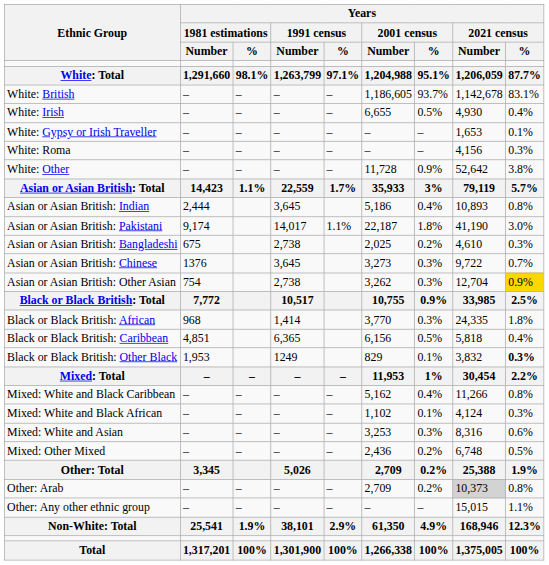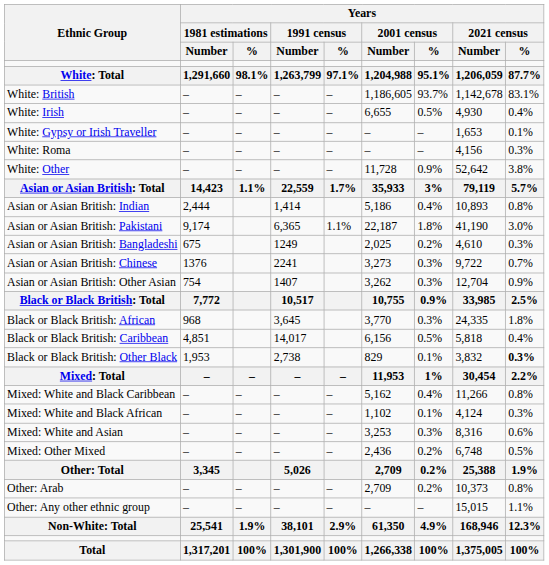(287, 207) 3,645 -> (287, 207) 1,414
(290, 225) 14,017 -> (287, 225) 6,365
(287, 244) 2,738 -> (286, 244) 1249
(287, 263) 3,645 -> (286, 263) 2241
(287, 282) 2,738 -> (286, 282) 1407
(521, 282) gold background -> (521, 282) no background
(287, 319) 1,414 -> (287, 319) 3,645
(287, 338) 6,365 -> (290, 338) 14,017
(286, 357) 1249 -> (287, 357) 2,738
(472, 488) lightgrey background -> (472, 488) no background
